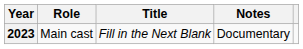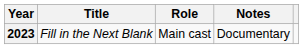columns swapped: (155, 14) <-> (67, 14)
